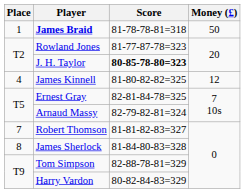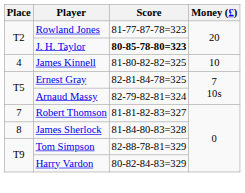- row: (64, 29)
(214, 79) 12 -> (214, 63) 10
